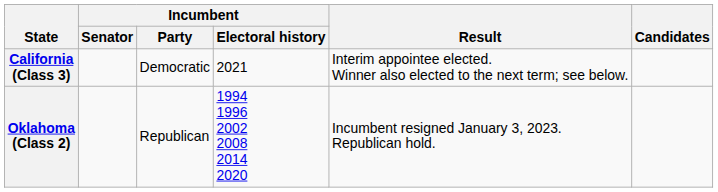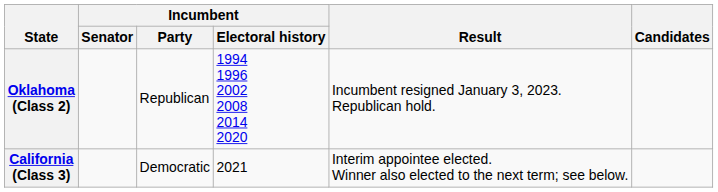rows swapped: (41, 67) <-> (41, 136)
